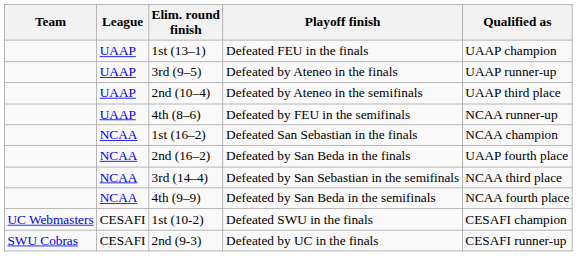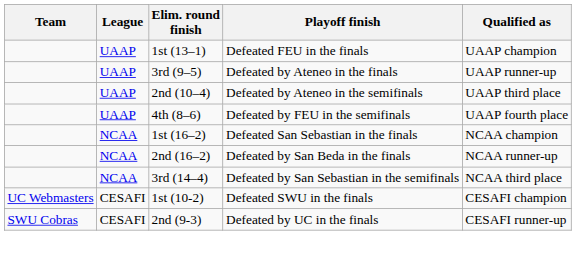(511, 114) NCAA runner-up -> (517, 114) UAAP fourth place
(517, 156) UAAP fourth place -> (511, 156) NCAA runner-up
- row: (176, 198)
